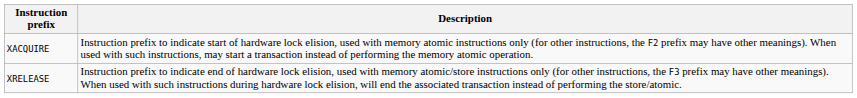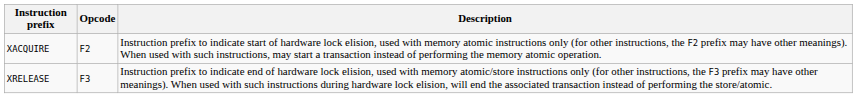+ column: (97, 19)
